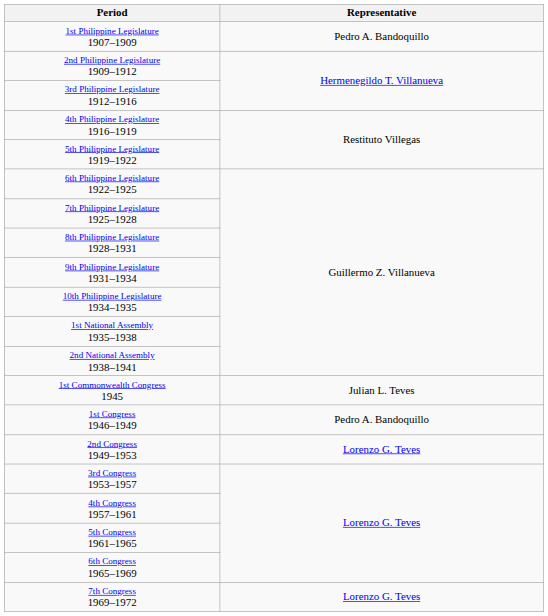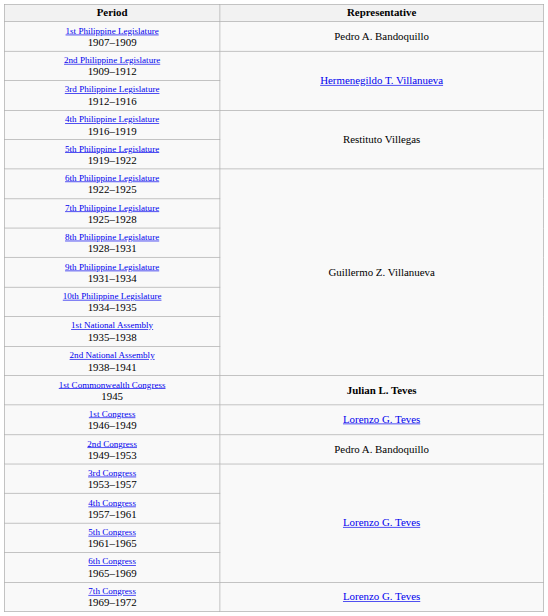(382, 390) normal -> (382, 390) bold
(382, 419) Pedro A. Bandoquillo -> (382, 419) Lorenzo G. Teves
(382, 449) Lorenzo G. Teves -> (382, 449) Pedro A. Bandoquillo
